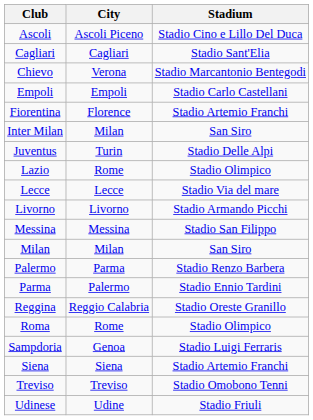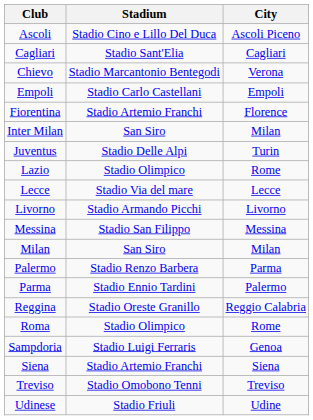columns swapped: (109, 14) <-> (230, 14)
